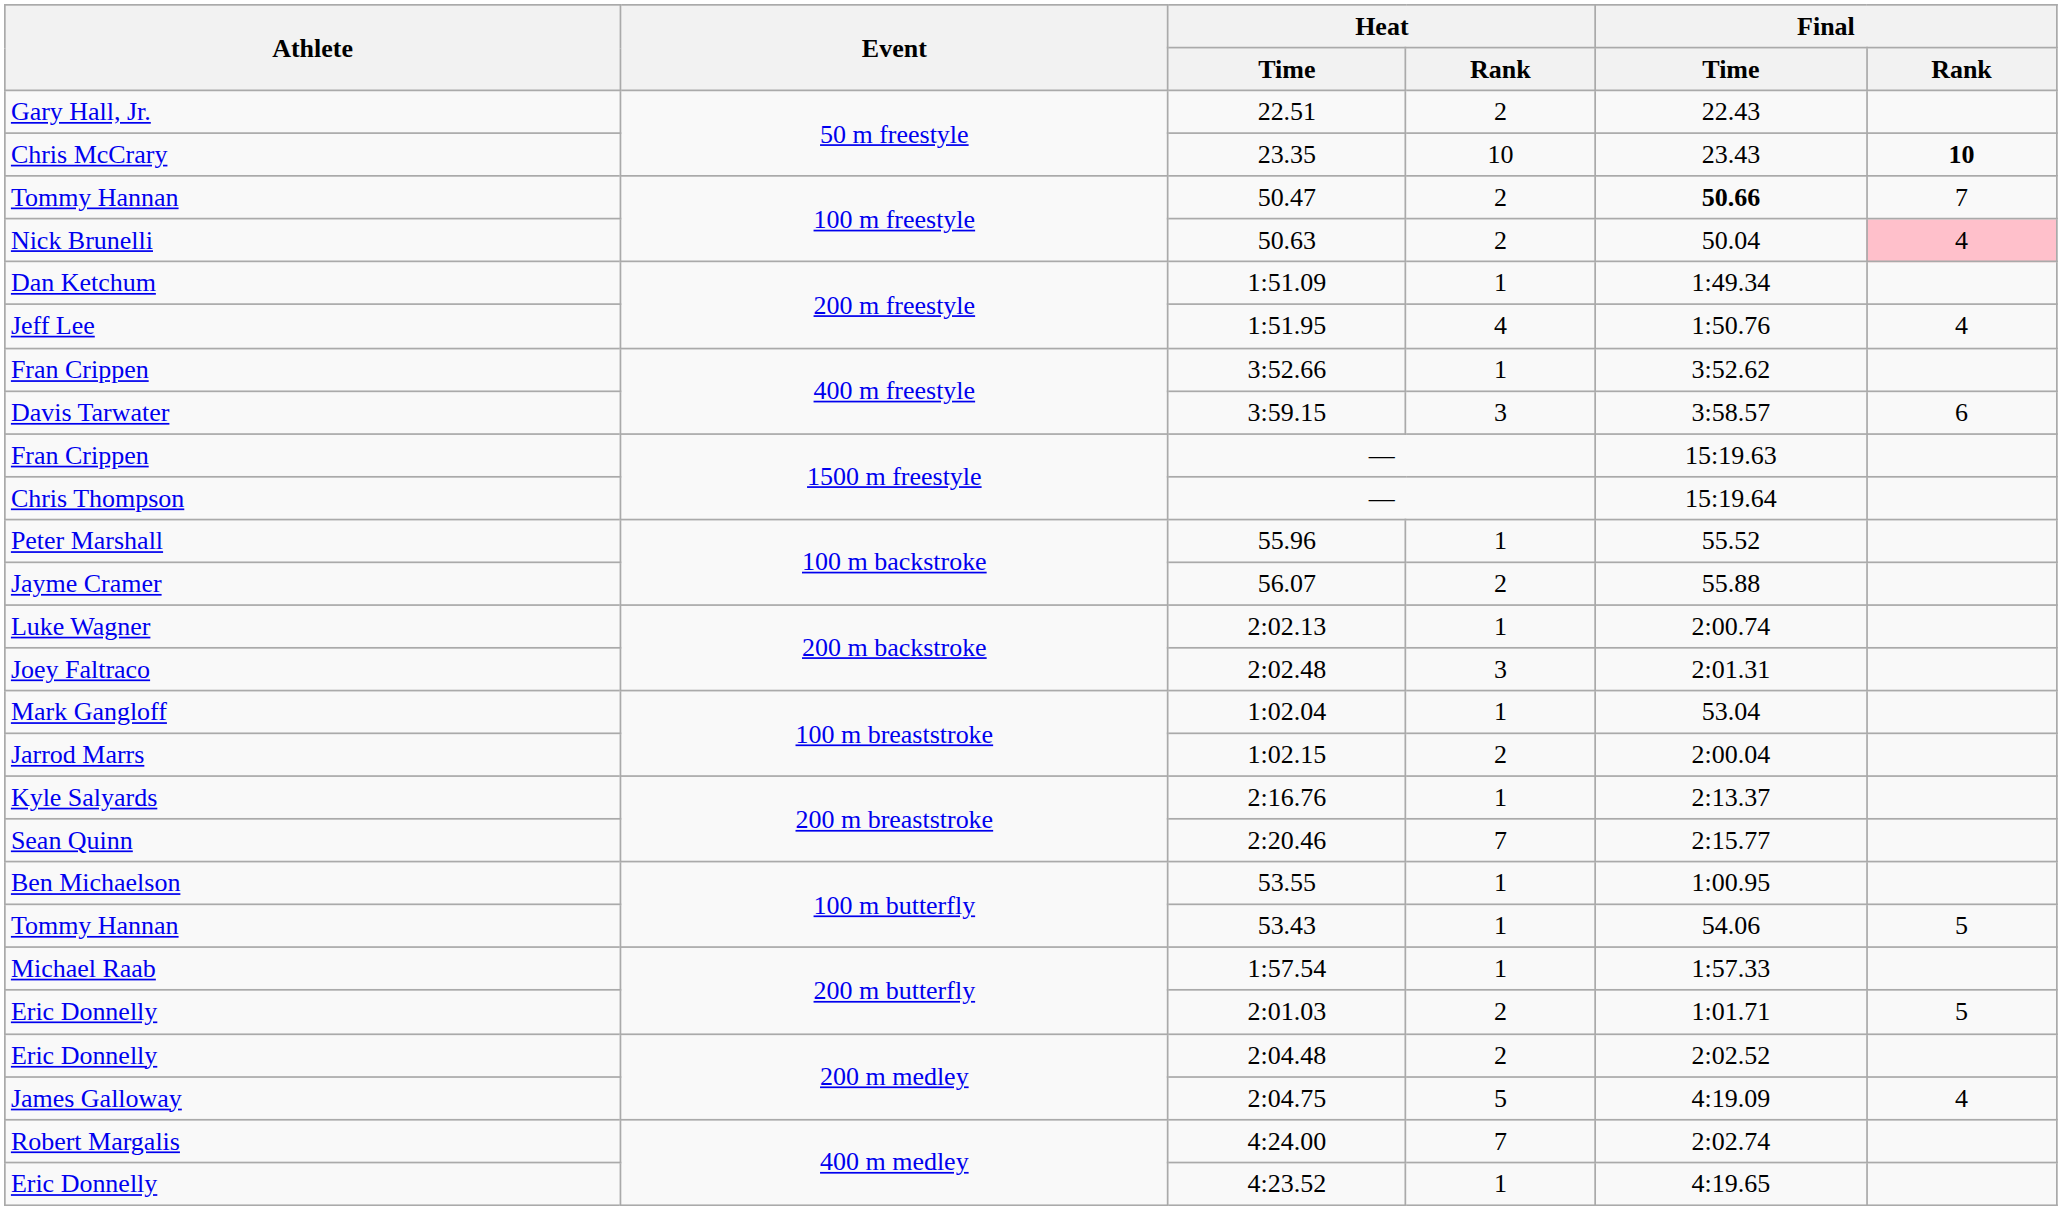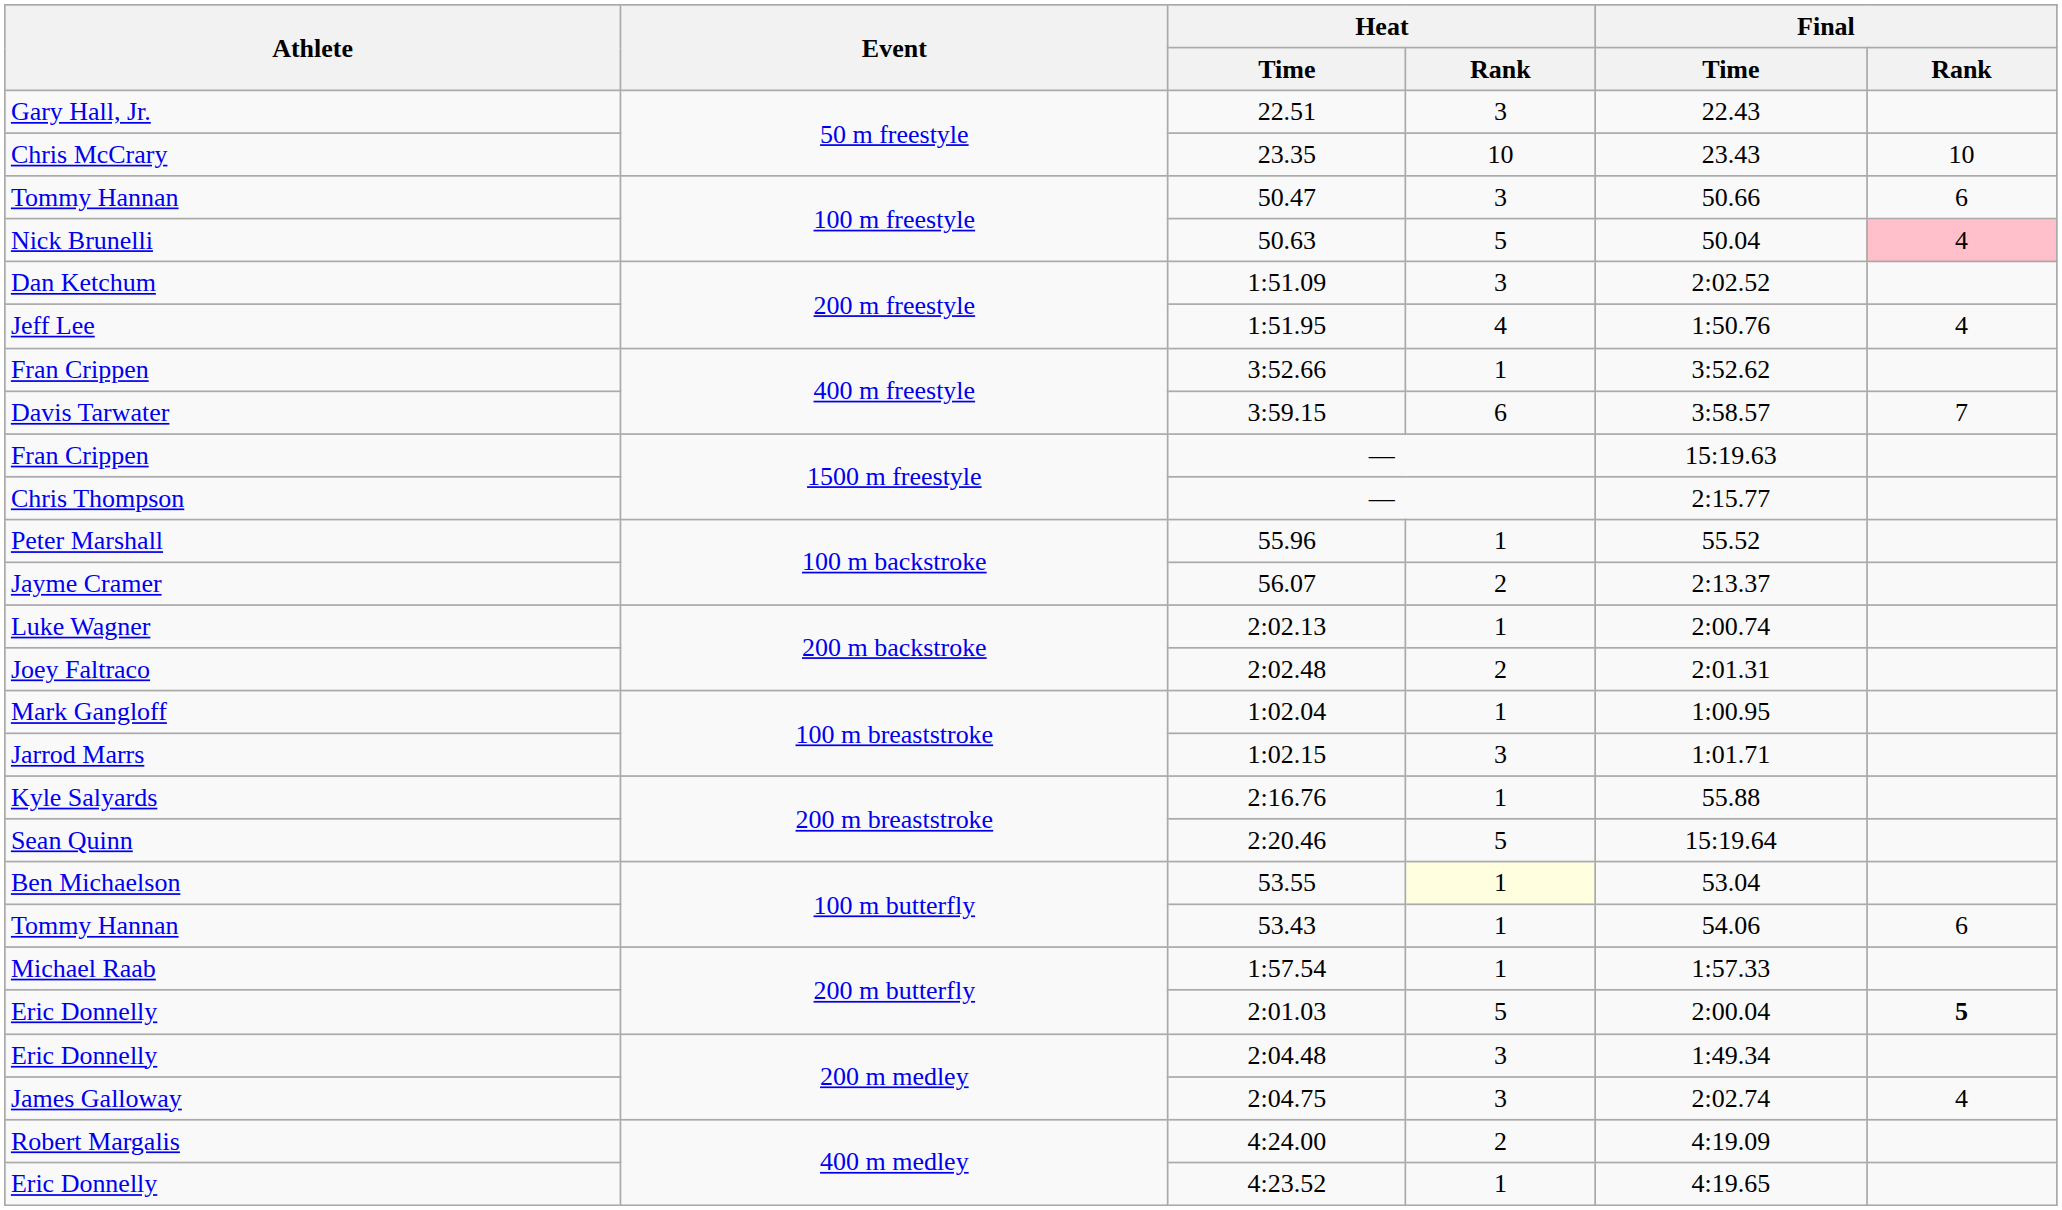(1500, 111) 2 -> (1500, 111) 3
(1961, 154) bold -> (1961, 154) normal
(1500, 197) 2 -> (1500, 197) 3
(1731, 197) bold -> (1731, 197) normal
(1961, 197) 7 -> (1961, 197) 6
(1500, 240) 2 -> (1500, 240) 5
(1500, 283) 1 -> (1500, 283) 3
(1731, 283) 1:49.34 -> (1731, 283) 2:02.52
(1500, 411) 3 -> (1500, 411) 6
(1961, 411) 6 -> (1961, 411) 7
(1731, 497) 15:19.64 -> (1731, 497) 2:15.77
(1731, 583) 55.88 -> (1731, 583) 2:13.37
(1500, 668) 3 -> (1500, 668) 2
(1731, 711) 53.04 -> (1731, 711) 1:00.95
(1500, 754) 2 -> (1500, 754) 3
(1731, 754) 2:00.04 -> (1731, 754) 1:01.71
(1731, 797) 2:13.37 -> (1731, 797) 55.88
(1500, 840) 7 -> (1500, 840) 5
(1731, 840) 2:15.77 -> (1731, 840) 15:19.64
(1500, 883) no background -> (1500, 883) lightyellow background
(1731, 883) 1:00.95 -> (1731, 883) 53.04
(1961, 926) 5 -> (1961, 926) 6
(1500, 1011) 2 -> (1500, 1011) 5
(1731, 1011) 1:01.71 -> (1731, 1011) 2:00.04
(1961, 1011) normal -> (1961, 1011) bold
(1500, 1054) 2 -> (1500, 1054) 3
(1731, 1054) 2:02.52 -> (1731, 1054) 1:49.34
(1500, 1097) 5 -> (1500, 1097) 3
(1731, 1097) 4:19.09 -> (1731, 1097) 2:02.74
(1500, 1140) 7 -> (1500, 1140) 2
(1731, 1140) 2:02.74 -> (1731, 1140) 4:19.09
